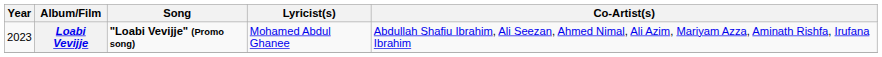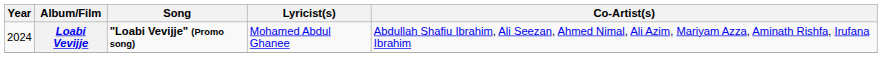(19, 37) 2023 -> (19, 37) 2024
